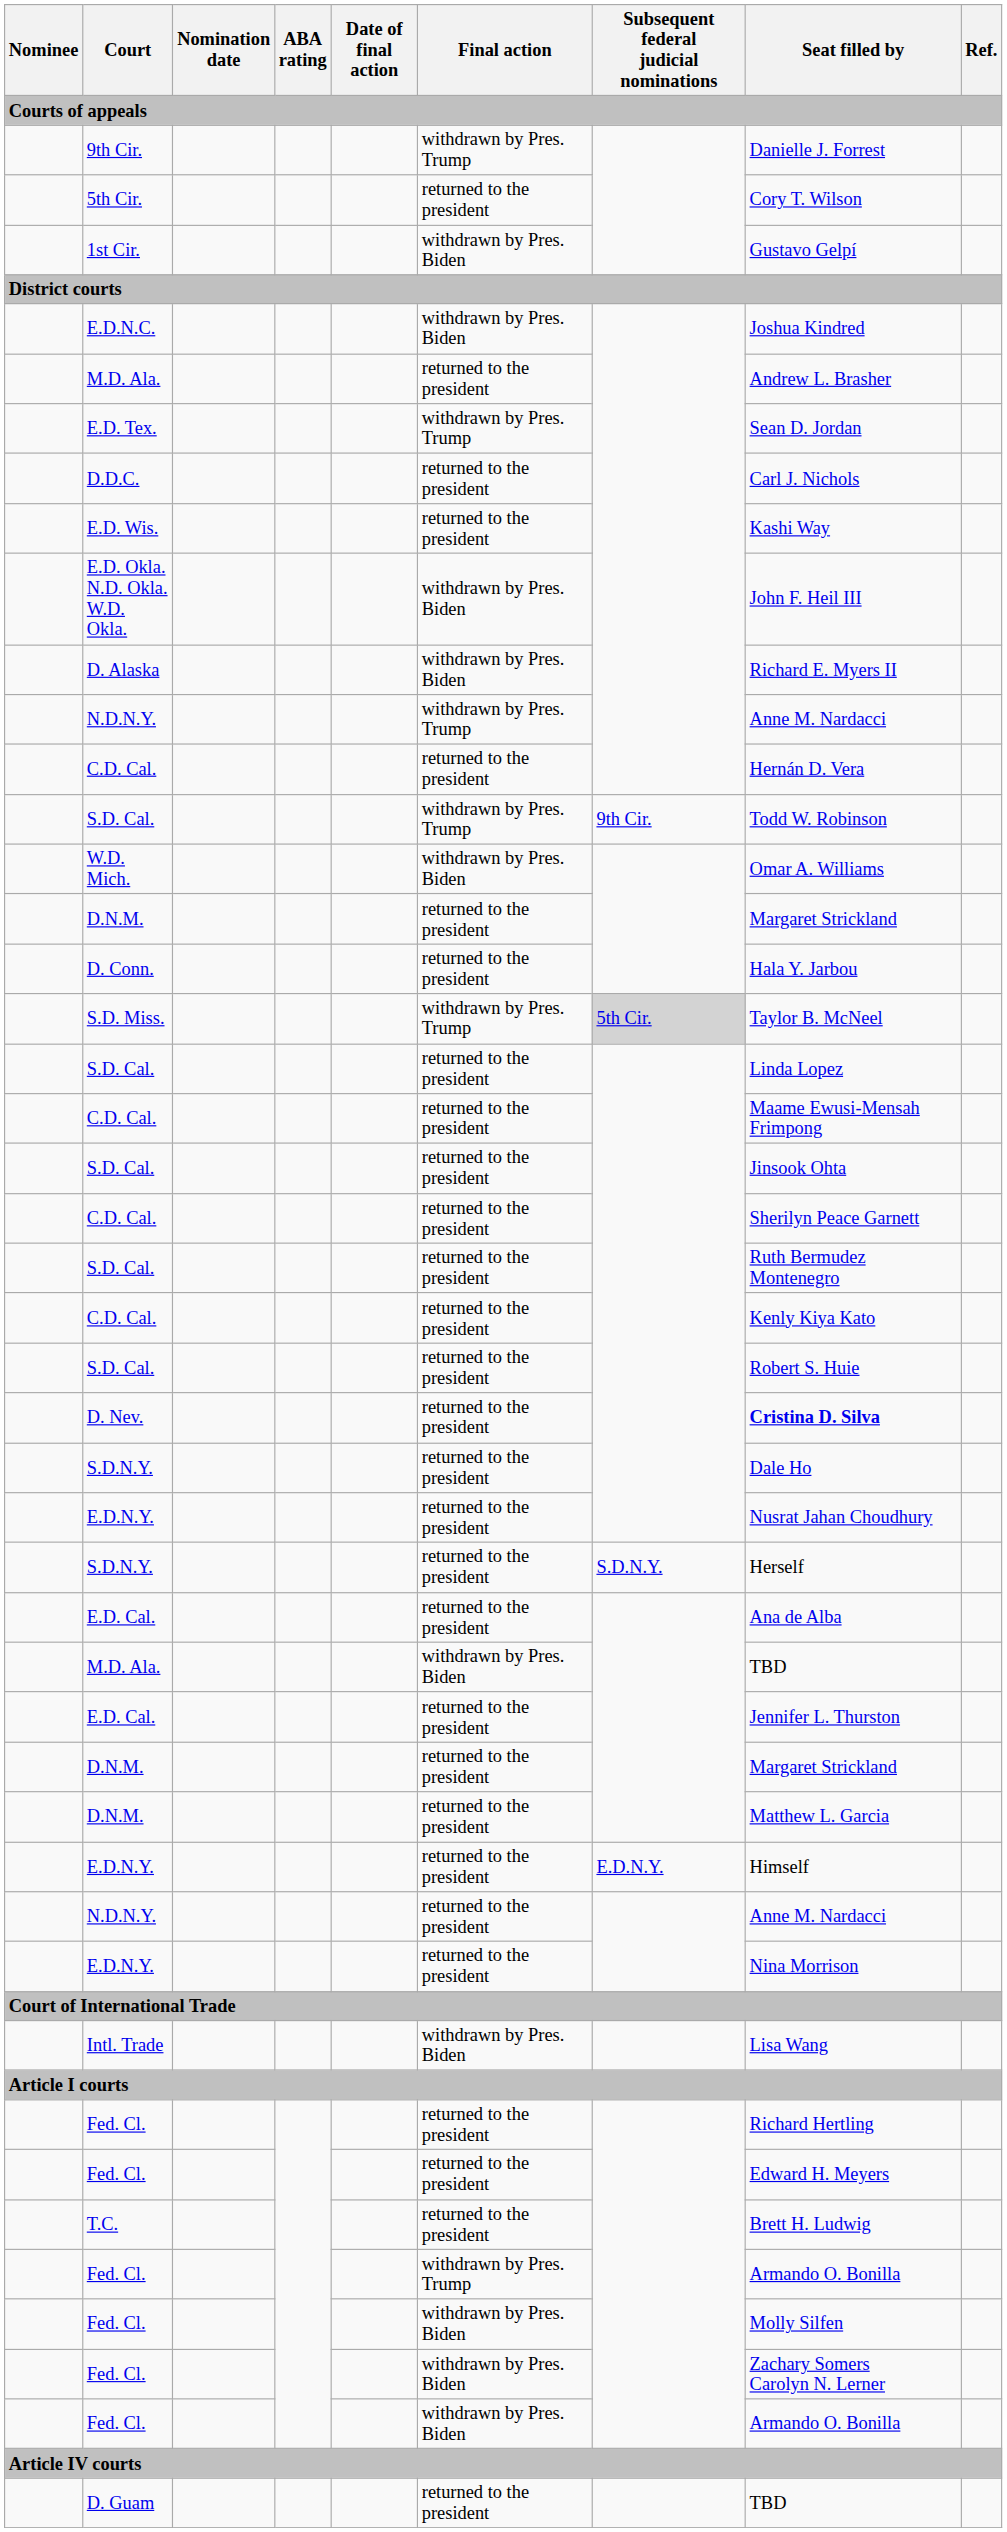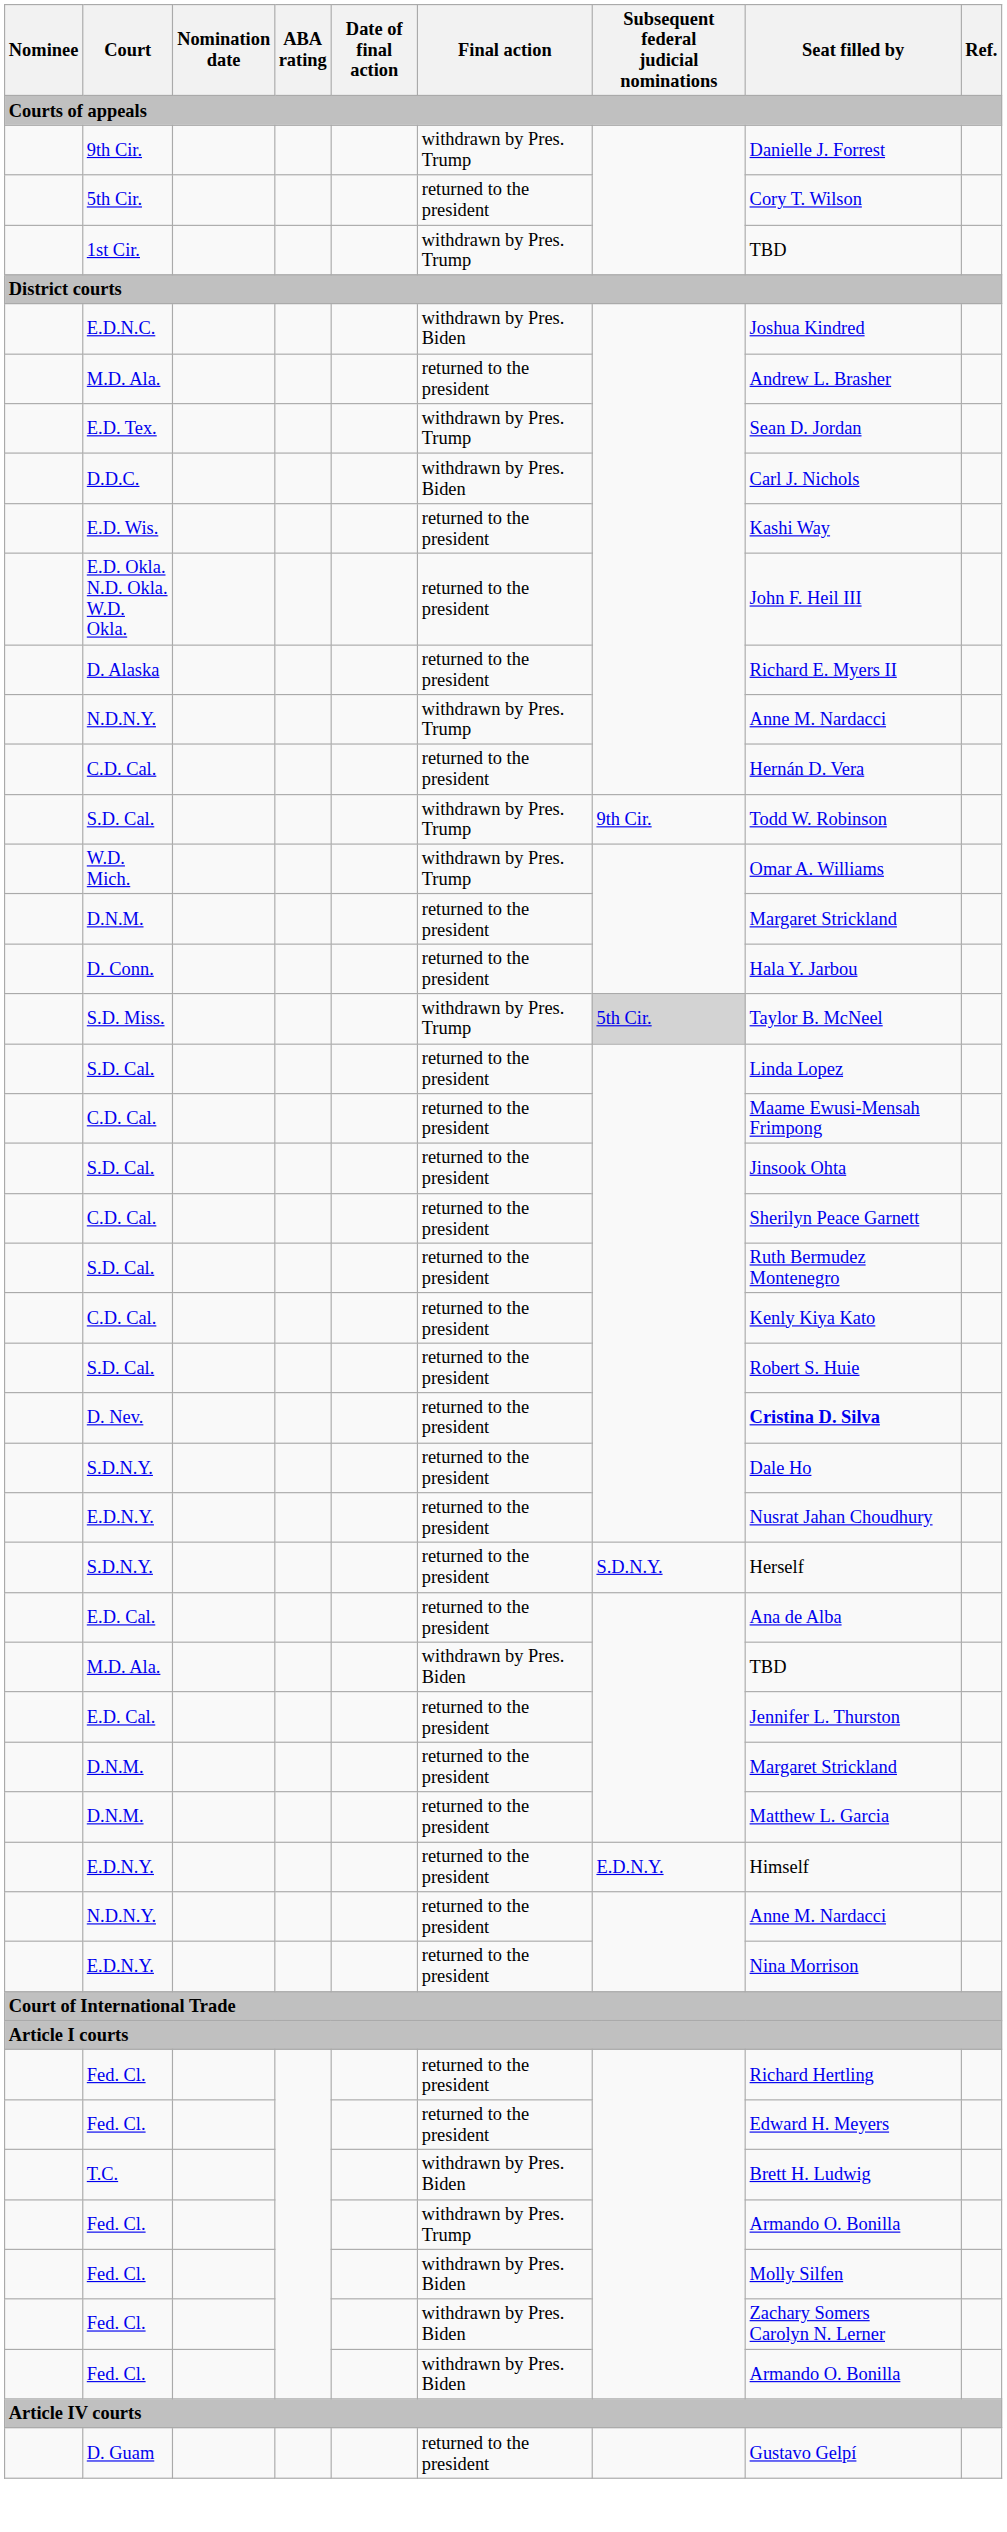(493, 249) withdrawn by Pres. Biden -> (493, 249) withdrawn by Pres. Trump
(803, 249) Gustavo Gelpí -> (768, 249) TBD
(475, 478) returned to the president -> (493, 478) withdrawn by Pres. Biden
(493, 598) withdrawn by Pres. Biden -> (475, 598) returned to the president
(493, 669) withdrawn by Pres. Biden -> (475, 669) returned to the president
(493, 868) withdrawn by Pres. Biden -> (493, 868) withdrawn by Pres. Trump
- row: (44, 2045)
(475, 2224) returned to the president -> (493, 2174) withdrawn by Pres. Biden
(768, 2502) TBD -> (803, 2452) Gustavo Gelpí
